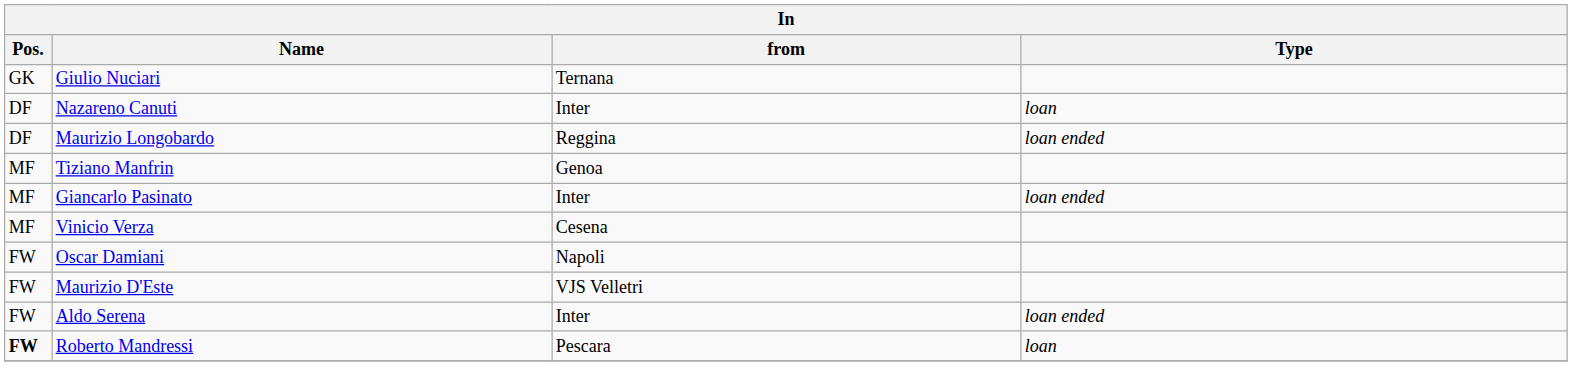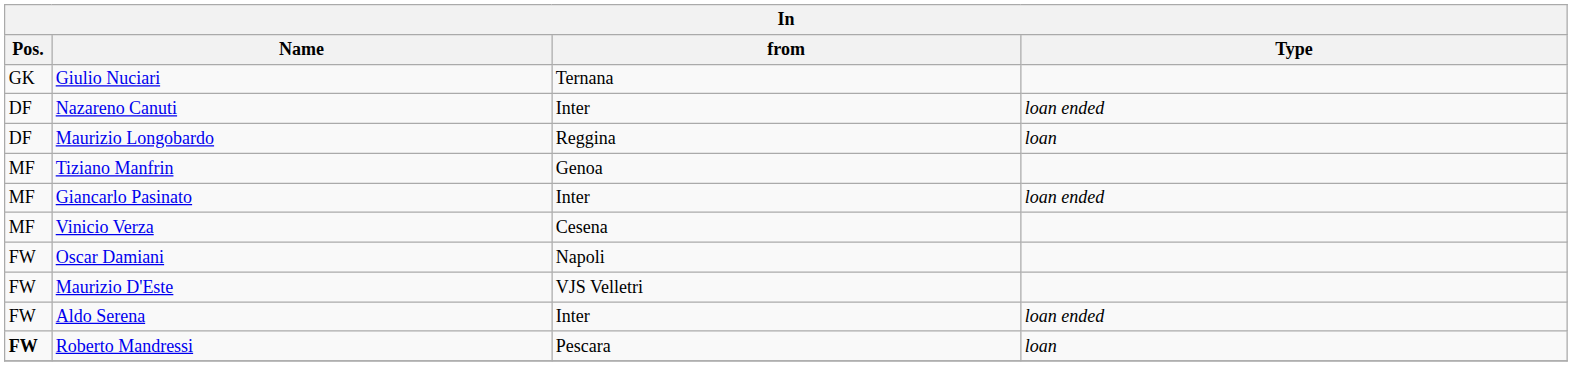(1041, 108) loan -> (1064, 108) loan ended
(1064, 138) loan ended -> (1041, 138) loan
